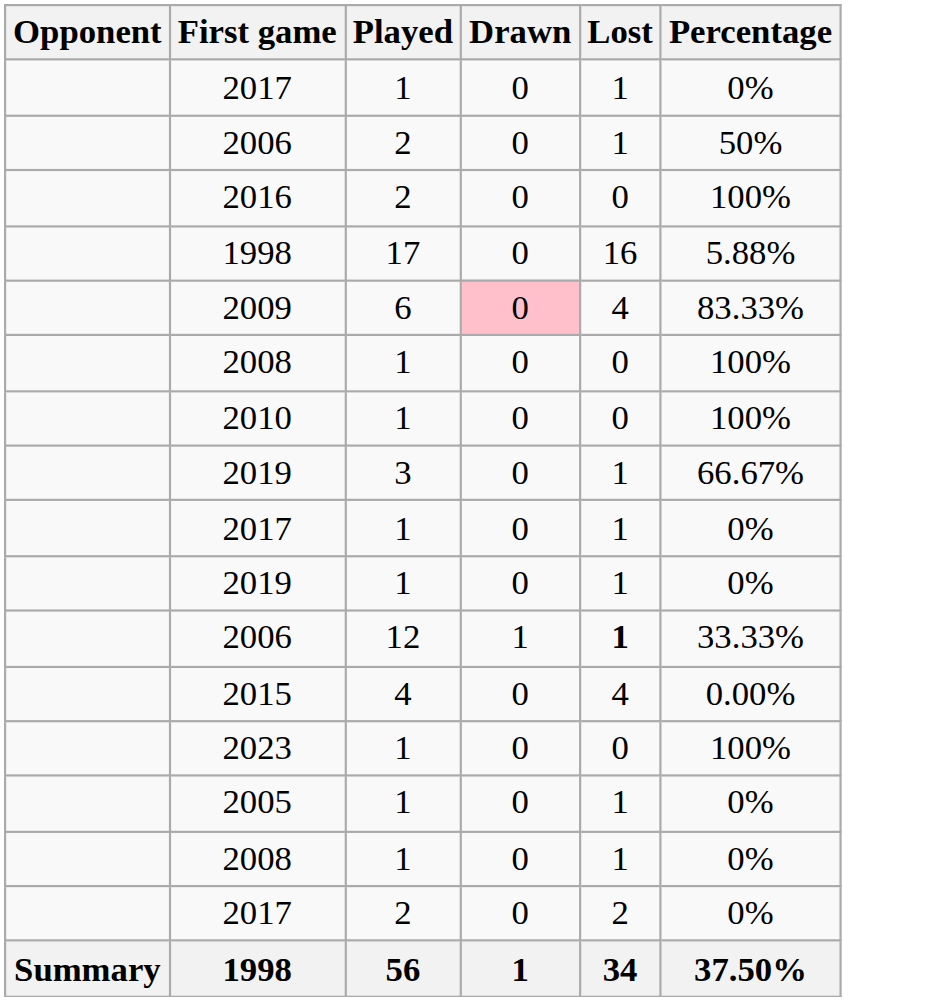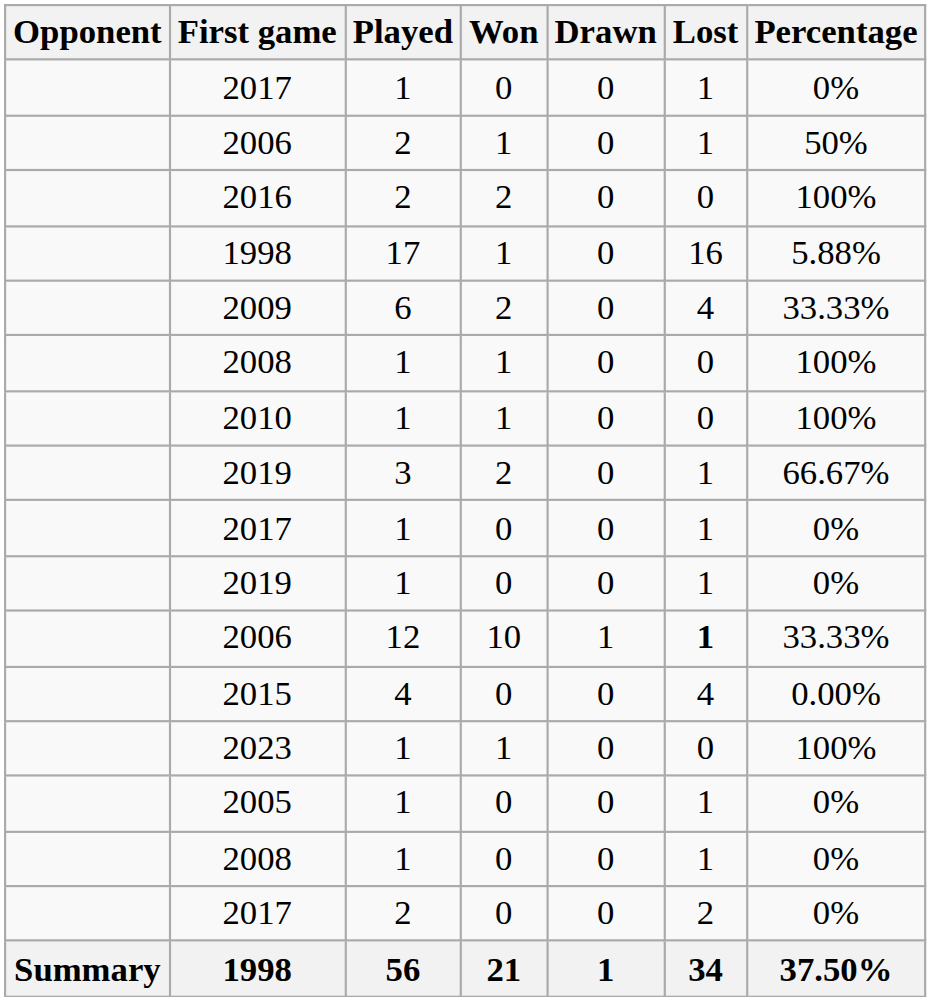+ column: (504, 32)
(520, 307) pink background -> (606, 307) no background
(750, 307) 83.33% -> (836, 307) 33.33%
